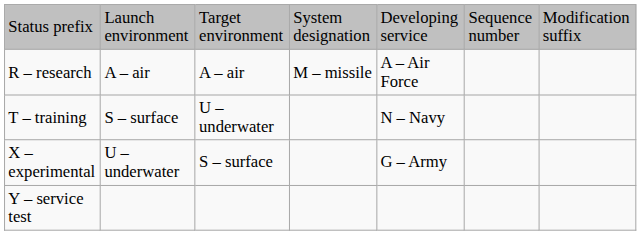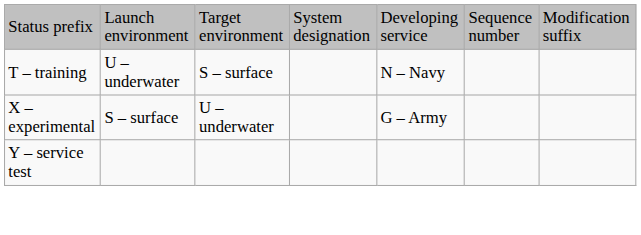- row: (50, 72)
(141, 117) S – surface -> (142, 72) U – underwater
(236, 117) U – underwater -> (236, 72) S – surface
(142, 162) U – underwater -> (141, 117) S – surface
(236, 162) S – surface -> (236, 117) U – underwater
